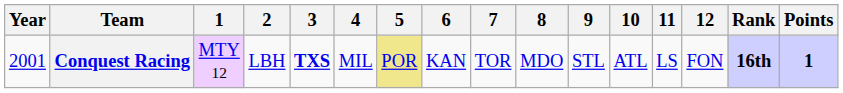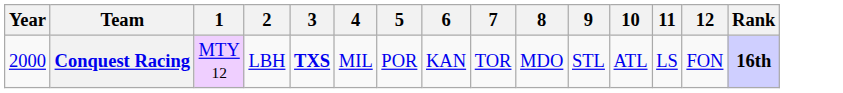- column: (809, 19)
(27, 61) 2001 -> (27, 61) 2000
(399, 61) khaki background -> (399, 61) no background
